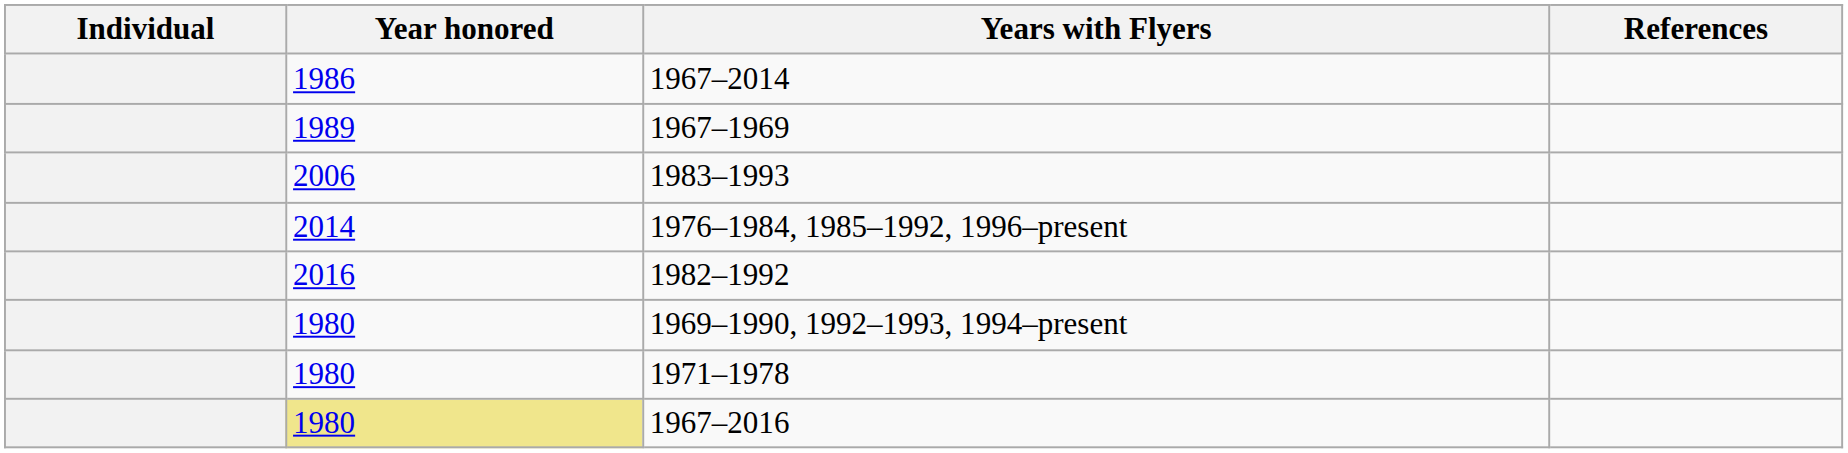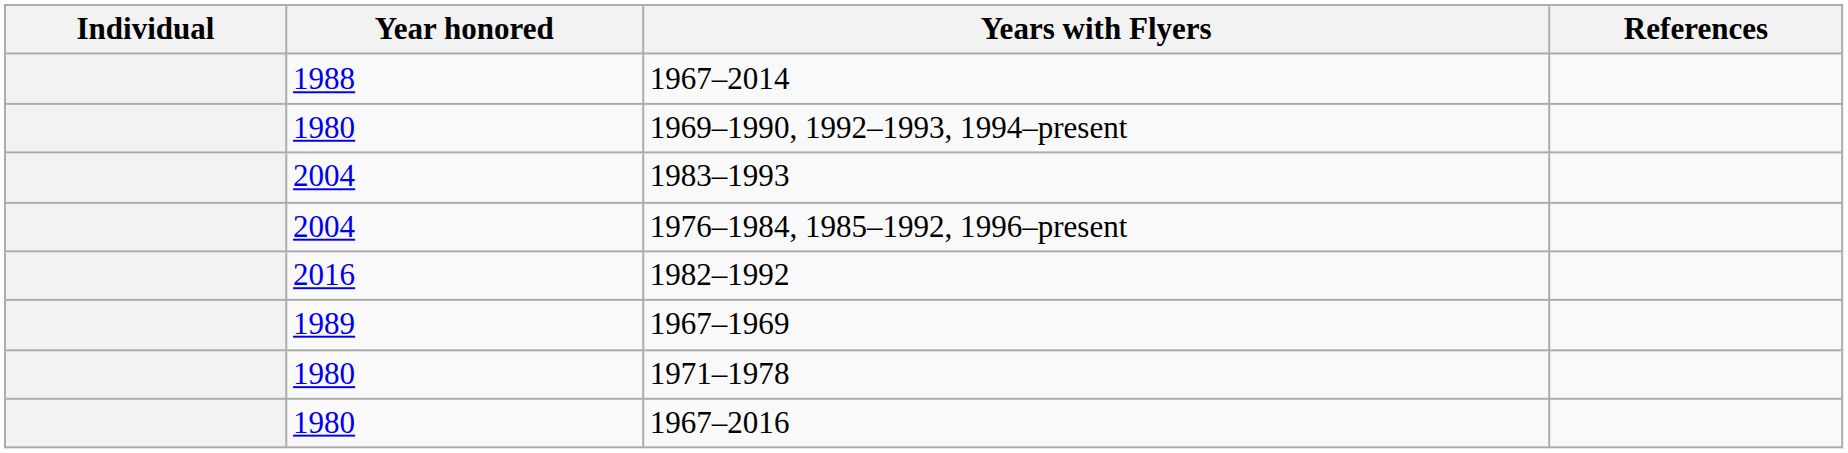(324, 78) 1986 -> (324, 78) 1988
rows swapped: (889, 324) <-> (720, 127)
(324, 176) 2006 -> (324, 176) 2004
(324, 226) 2014 -> (324, 226) 2004
(324, 422) khaki background -> (324, 422) no background
